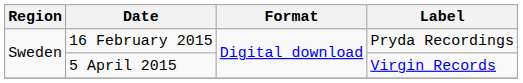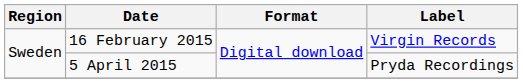(442, 41) Pryda Recordings -> (433, 41) Virgin Records
(433, 65) Virgin Records -> (442, 65) Pryda Recordings
